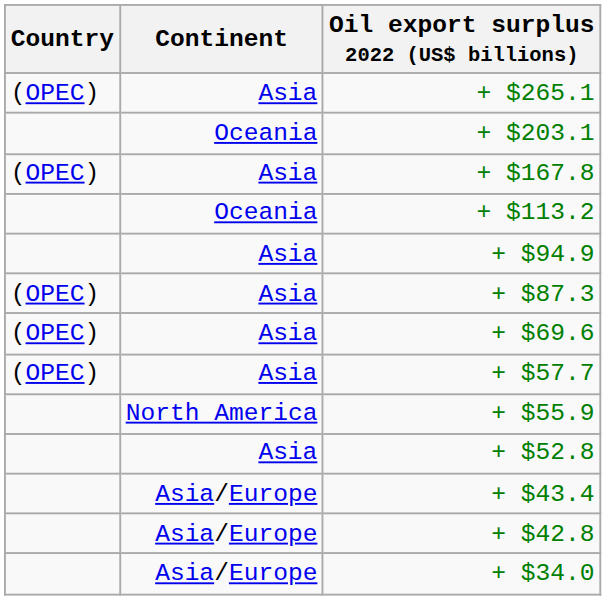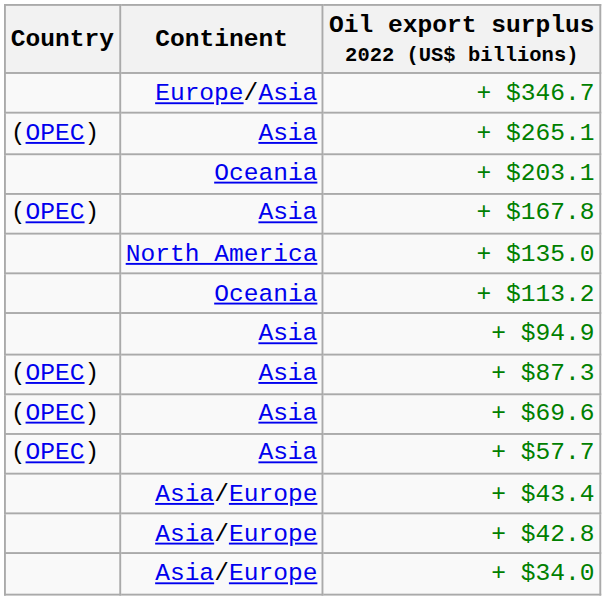+ row: (536, 93)
+ row: (536, 254)
- row: (543, 414)
- row: (543, 454)
